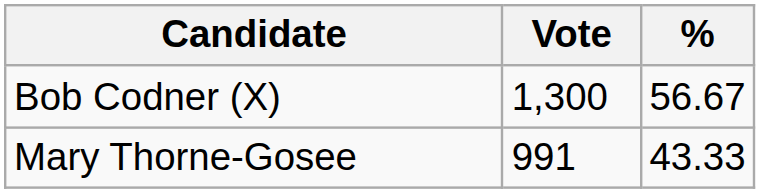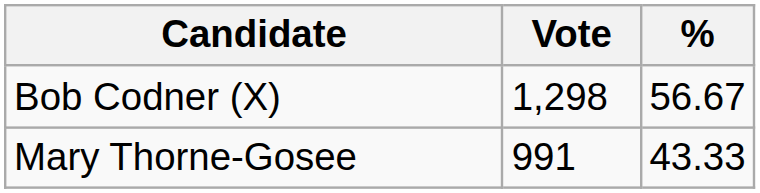(560, 95) 1,300 -> (560, 95) 1,298
